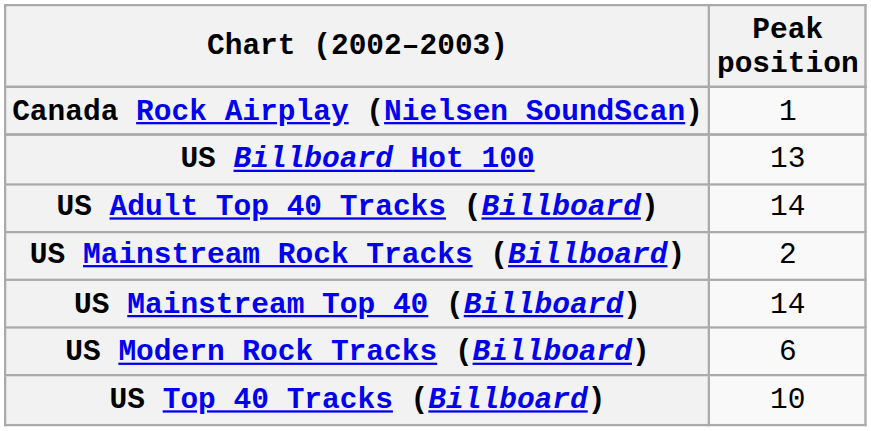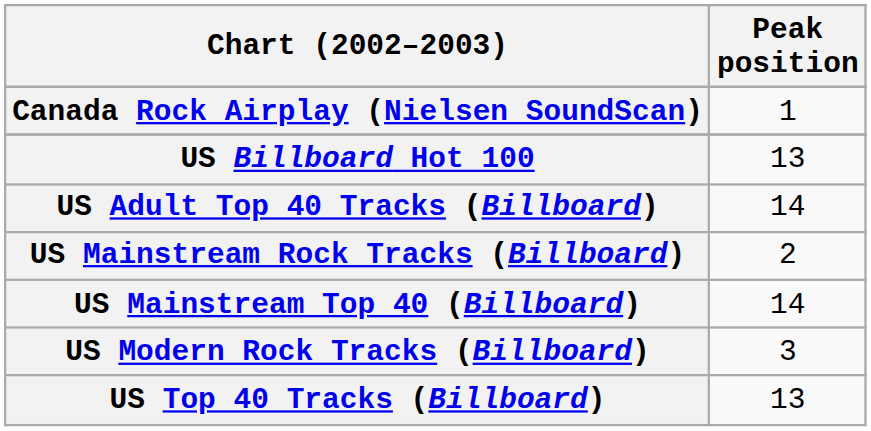(788, 352) 6 -> (788, 352) 3
(788, 400) 10 -> (788, 400) 13
